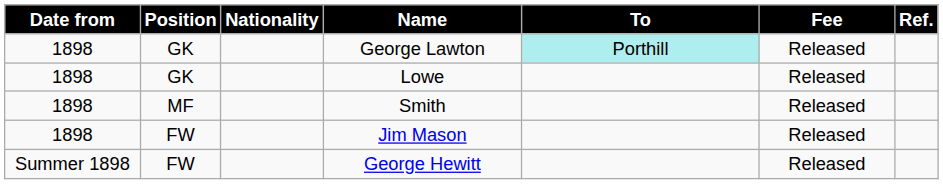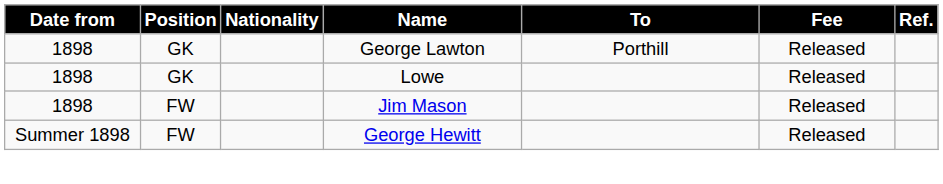(641, 48) paleturquoise background -> (641, 48) no background
- row: (422, 106)
